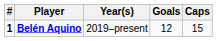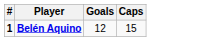- column: (117, 12)
